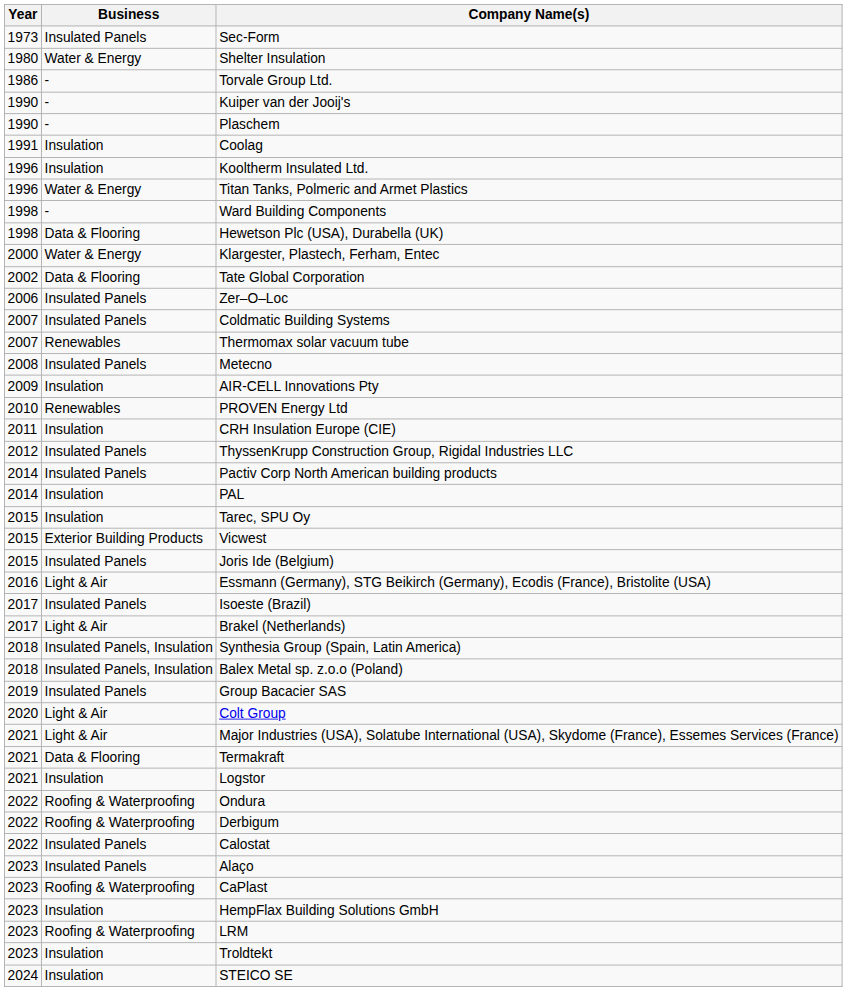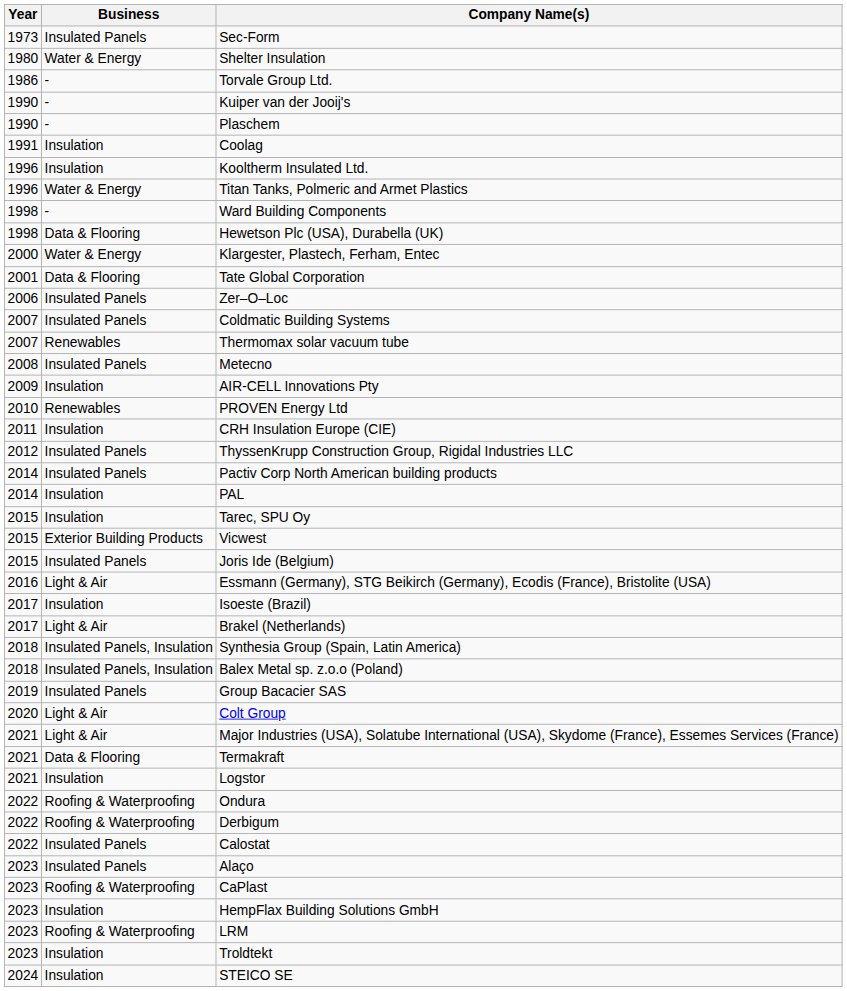(23, 277) 2002 -> (23, 277) 2001
(95, 604) Insulated Panels -> (74, 604) Insulation
